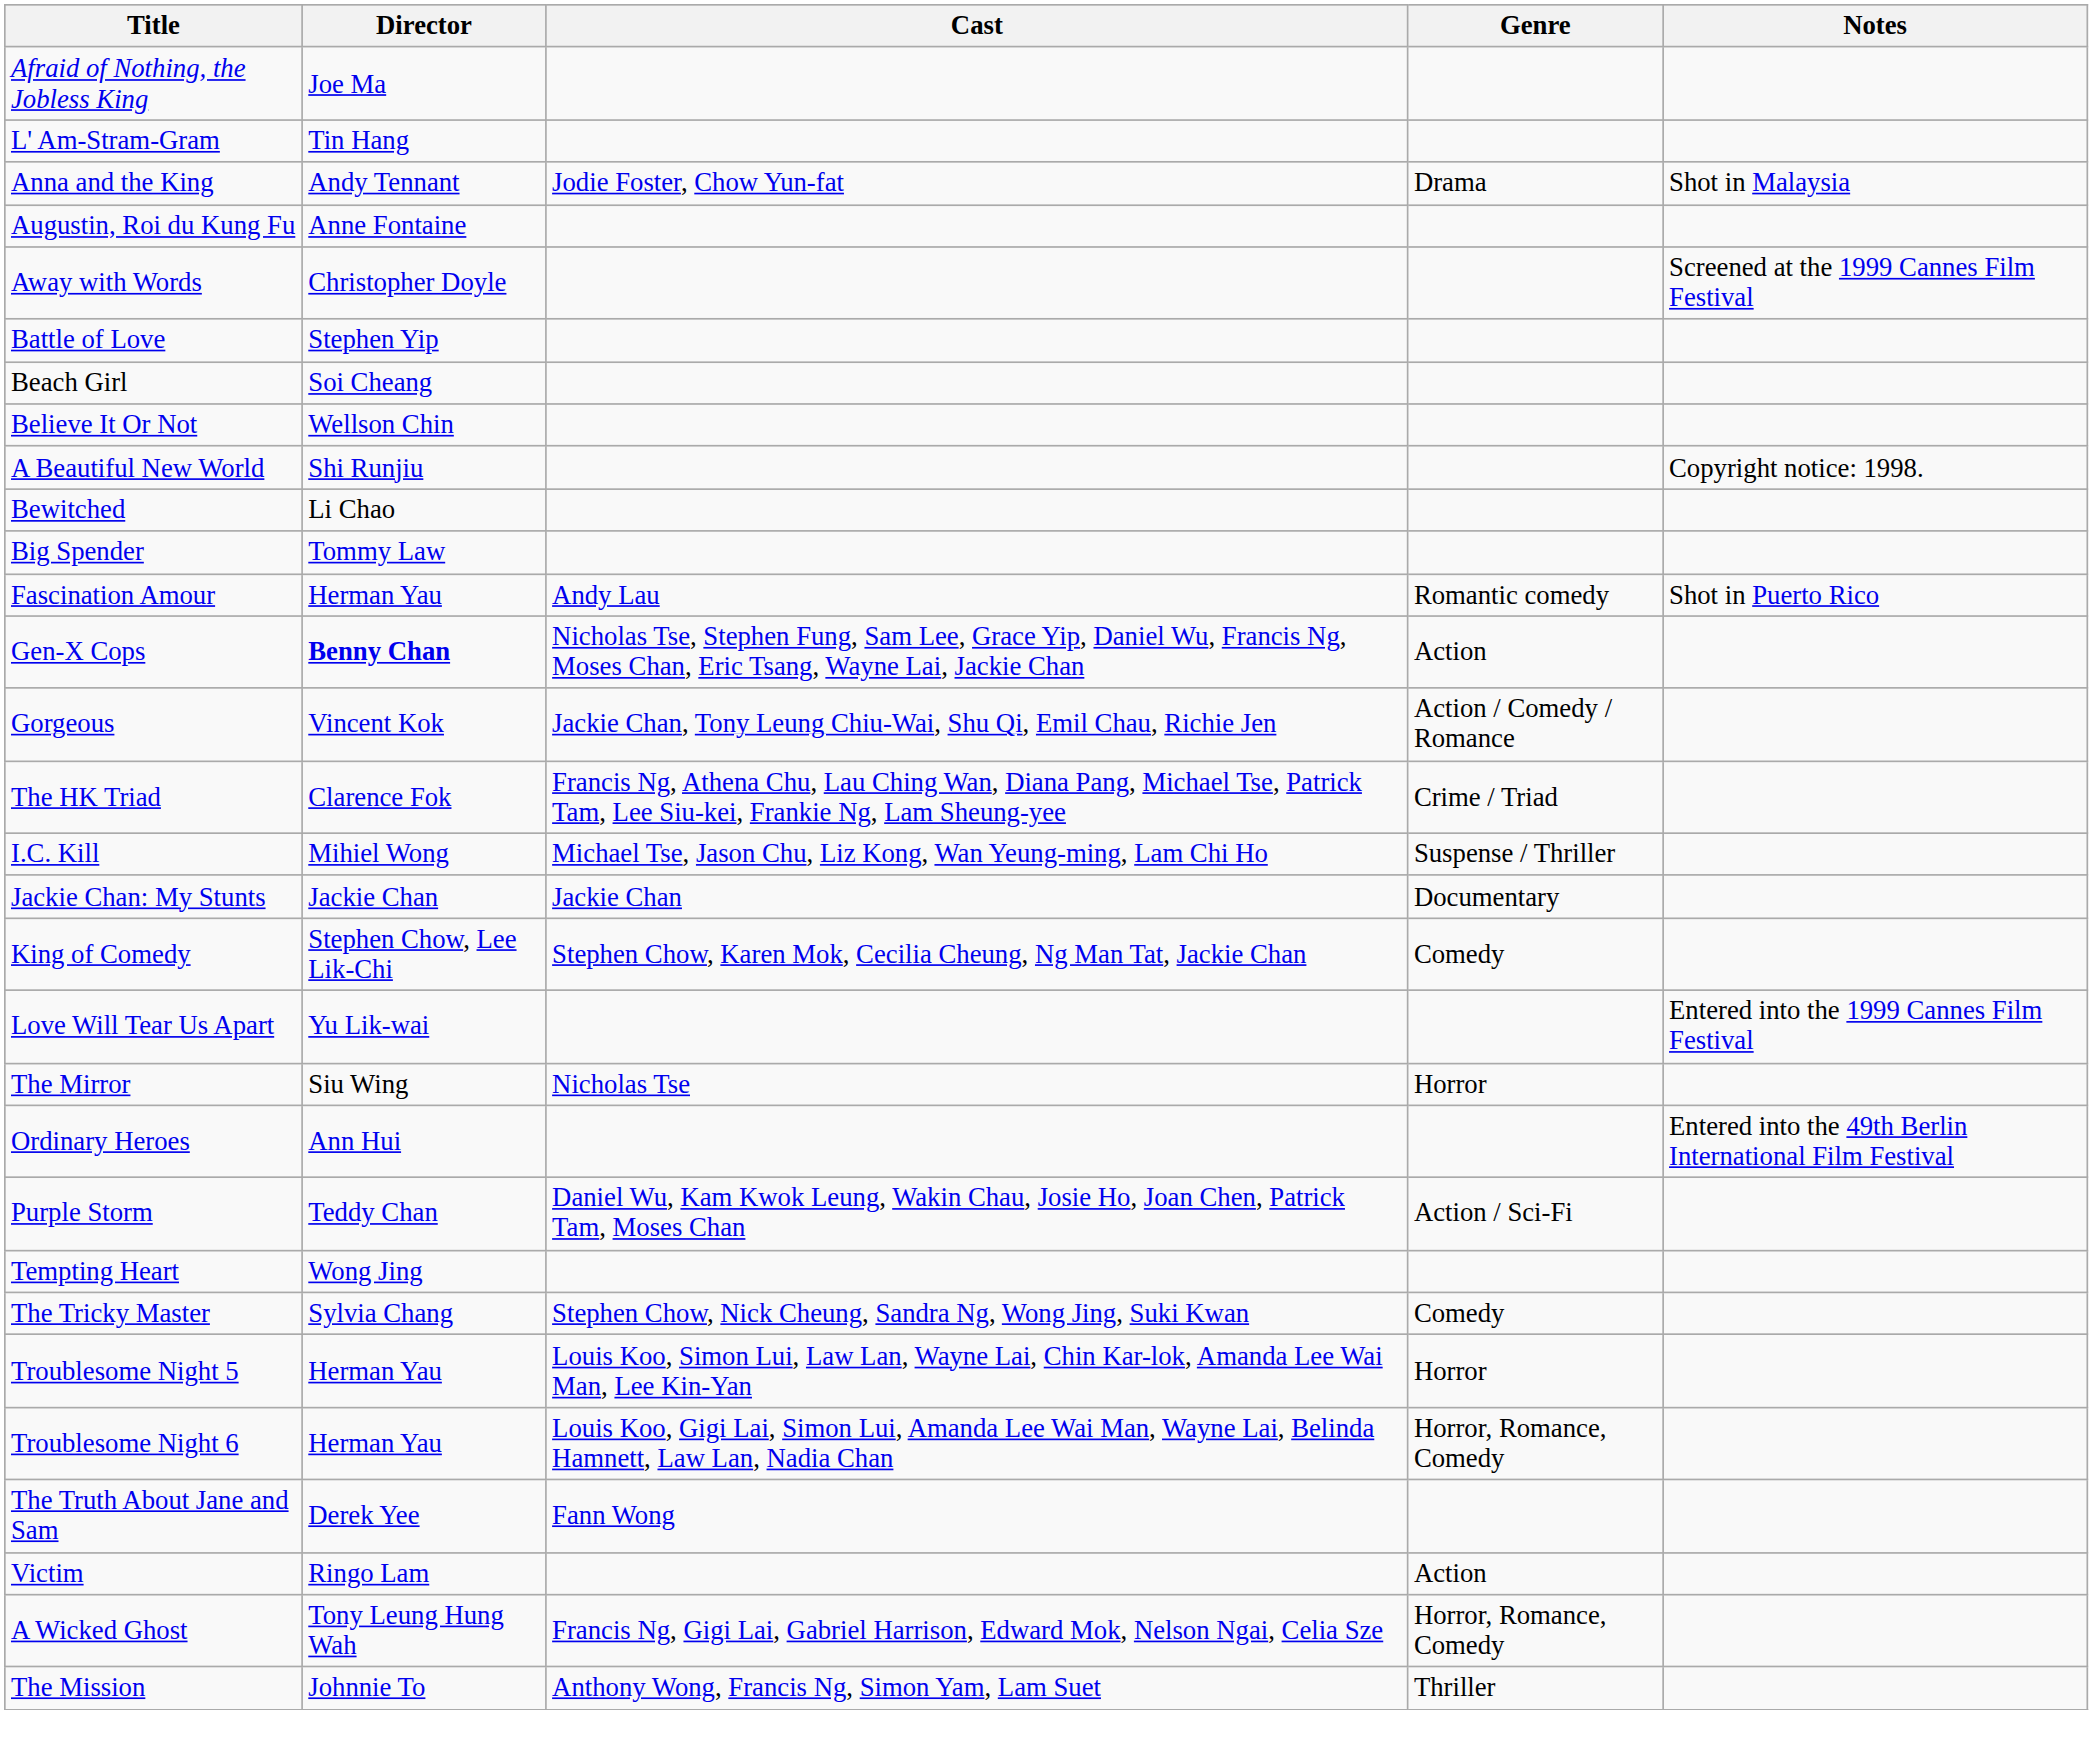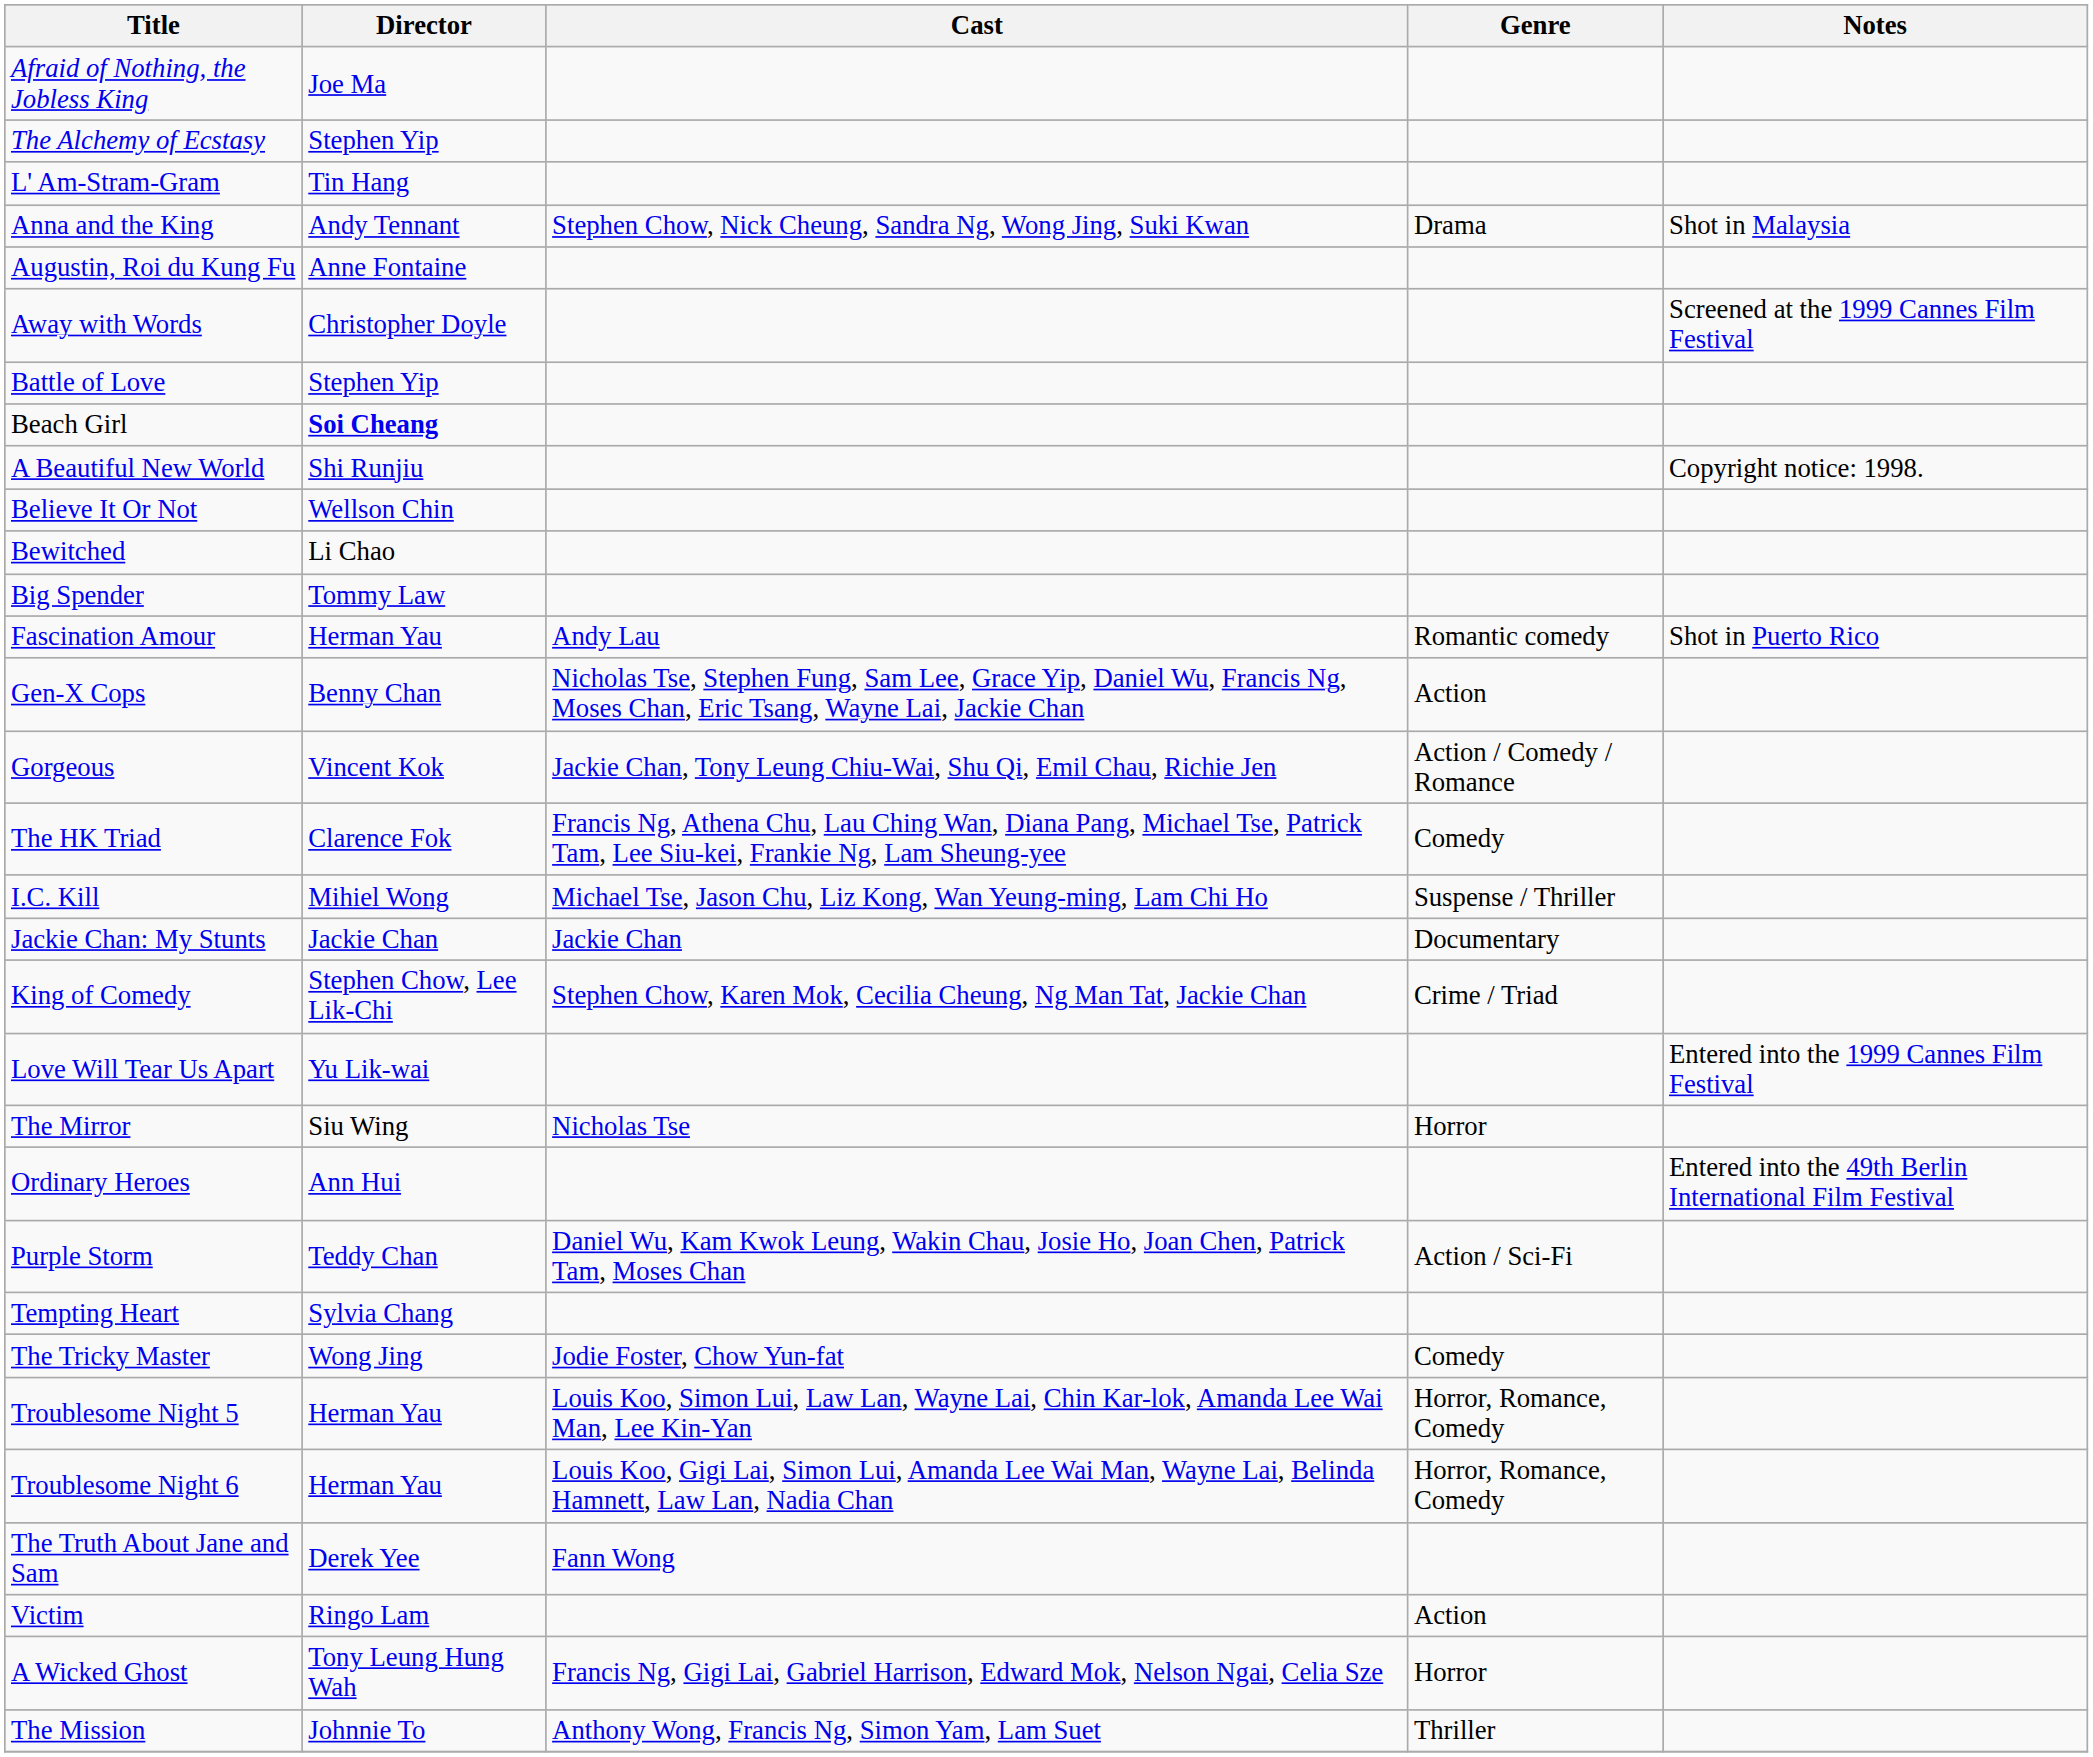+ row: (138, 140)
(698, 182) Jodie Foster, Chow Yun-fat -> (901, 225) Stephen Chow, Nick Cheung, Sandra Ng, Wong Jing, Suki Kwan
(370, 382) normal -> (373, 424) bold
rows swapped: (138, 467) <-> (104, 424)
(379, 651) bold -> (375, 694) normal
(1486, 796) Crime / Triad -> (1459, 838) Comedy
(1459, 953) Comedy -> (1486, 996) Crime / Triad
(365, 1270) Wong Jing -> (381, 1313) Sylvia Chang
(381, 1313) Sylvia Chang -> (365, 1355) Wong Jing
(901, 1313) Stephen Chow, Nick Cheung, Sandra Ng, Wong Jing, Suki Kwan -> (698, 1355) Jodie Foster, Chow Yun-fat
(1450, 1370) Horror -> (1510, 1413) Horror, Romance, Comedy
(1510, 1630) Horror, Romance, Comedy -> (1450, 1672) Horror
